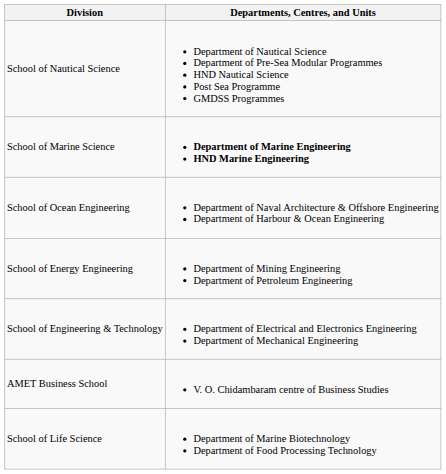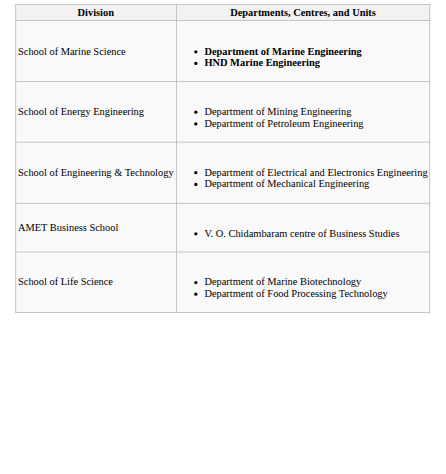- row: (63, 68)
- row: (68, 207)
